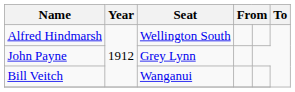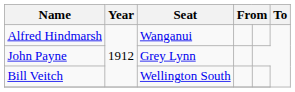(185, 35) Wellington South -> (166, 35) Wanganui
(166, 76) Wanganui -> (185, 76) Wellington South
